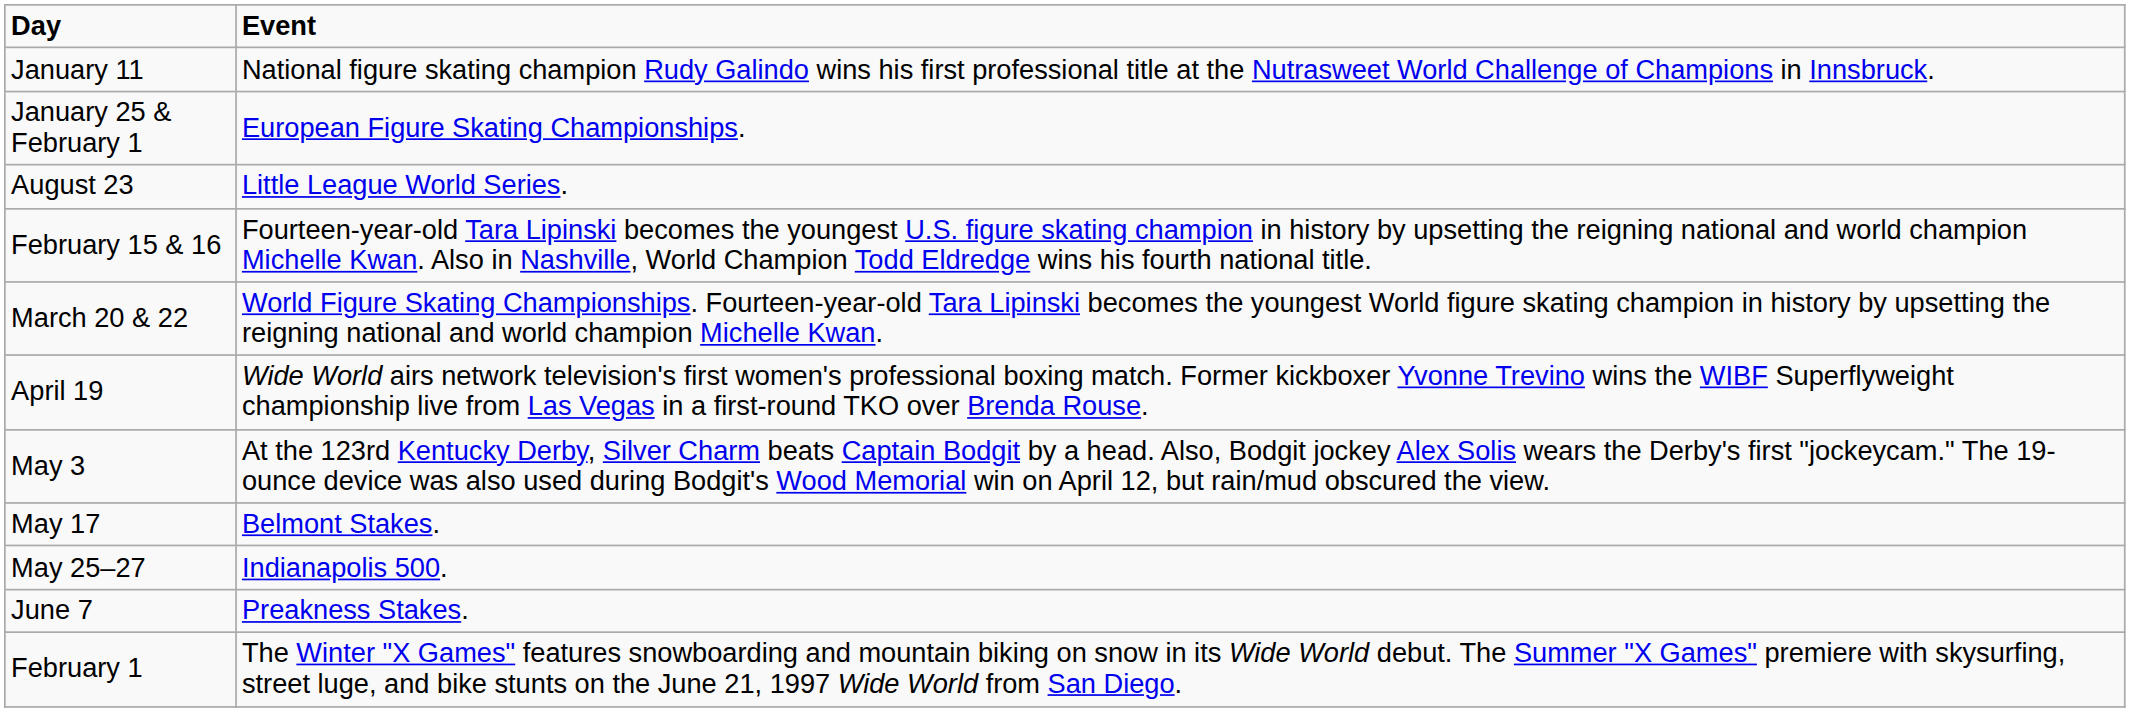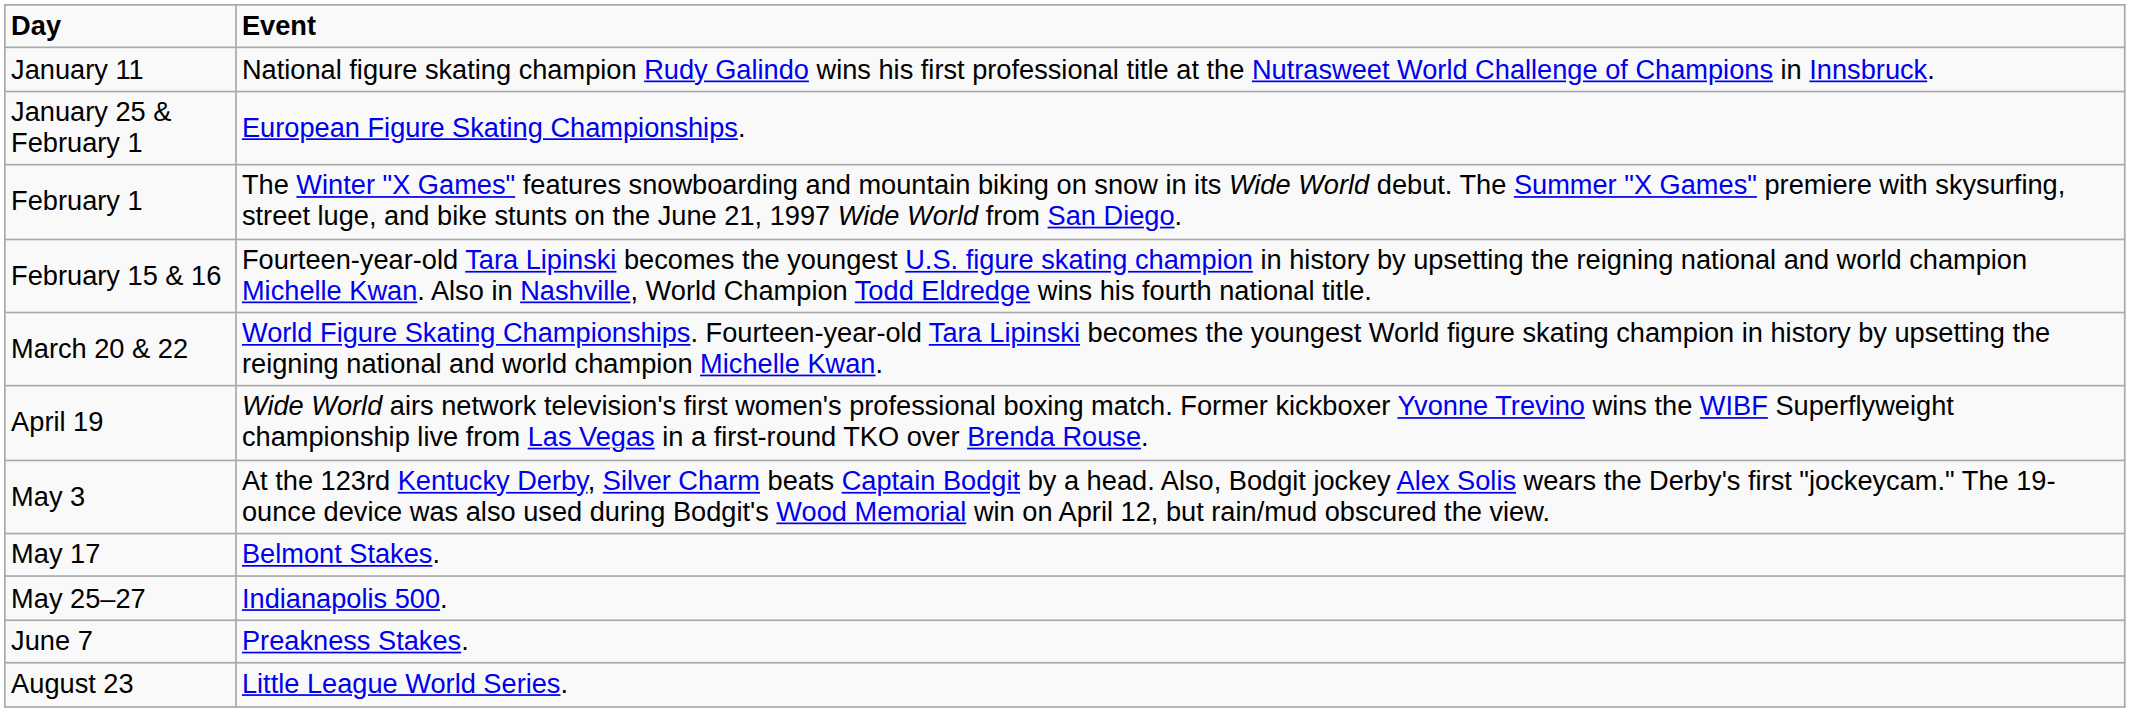rows swapped: (77, 668) <-> (72, 186)
